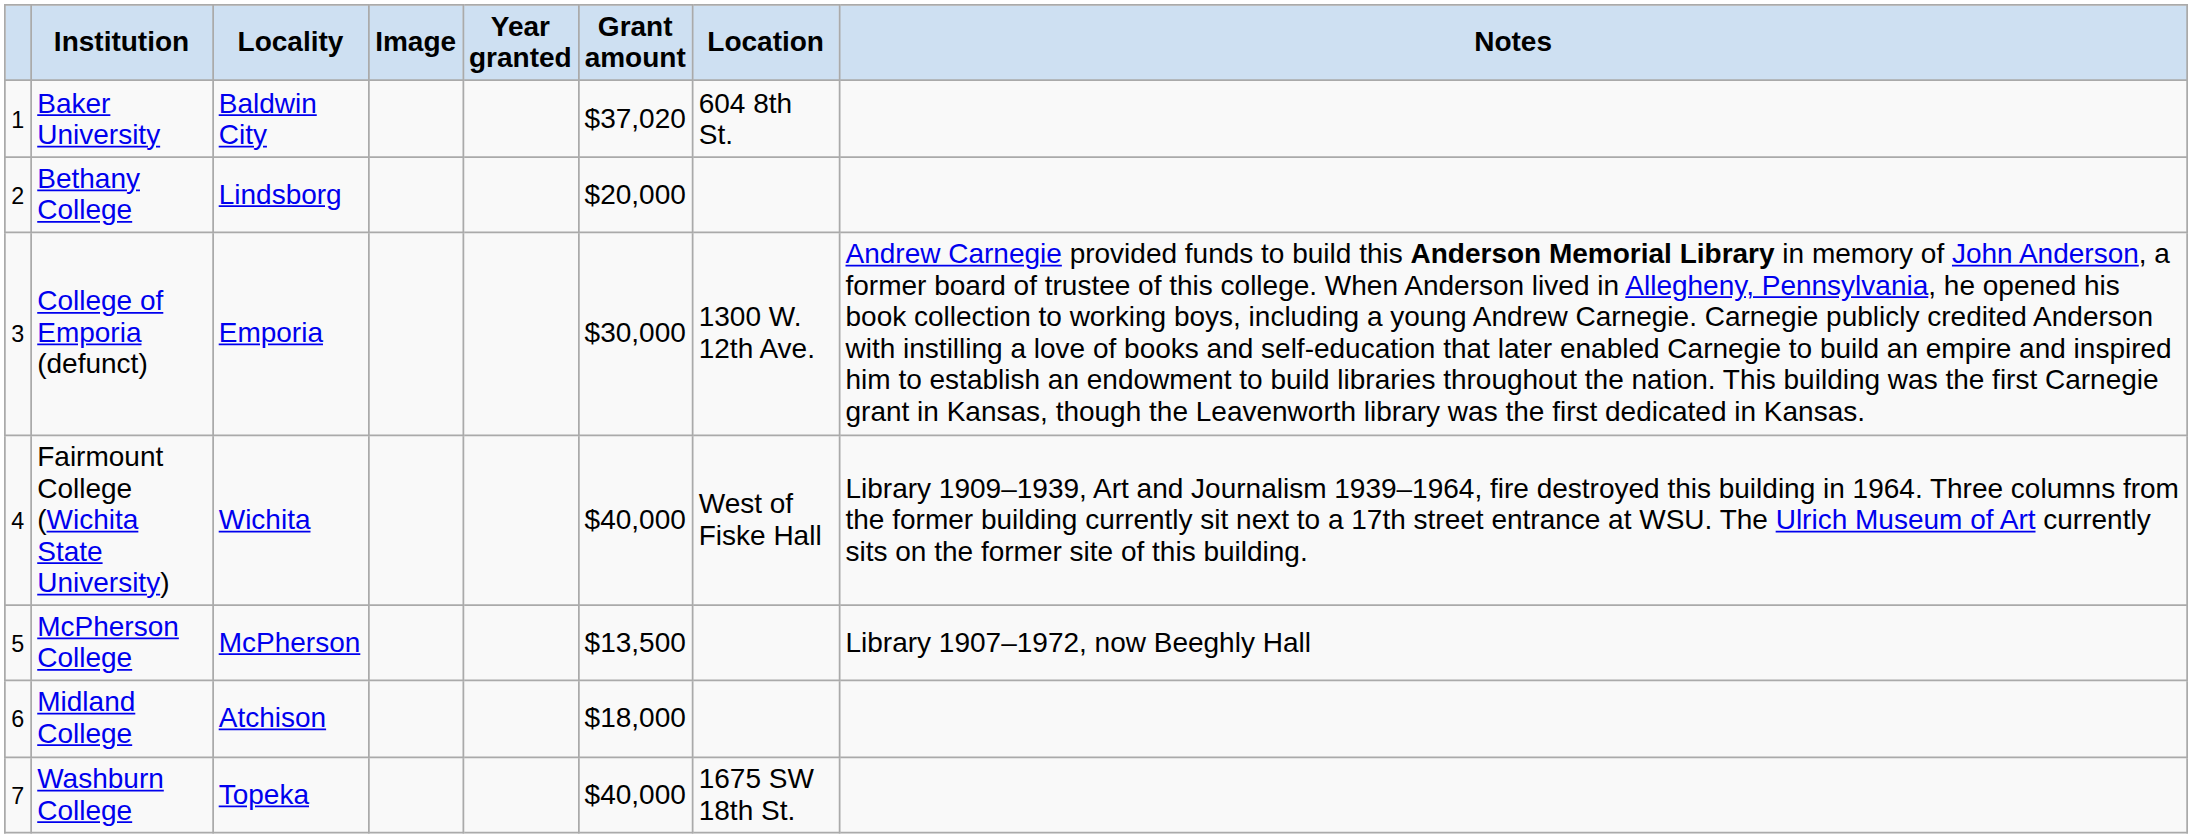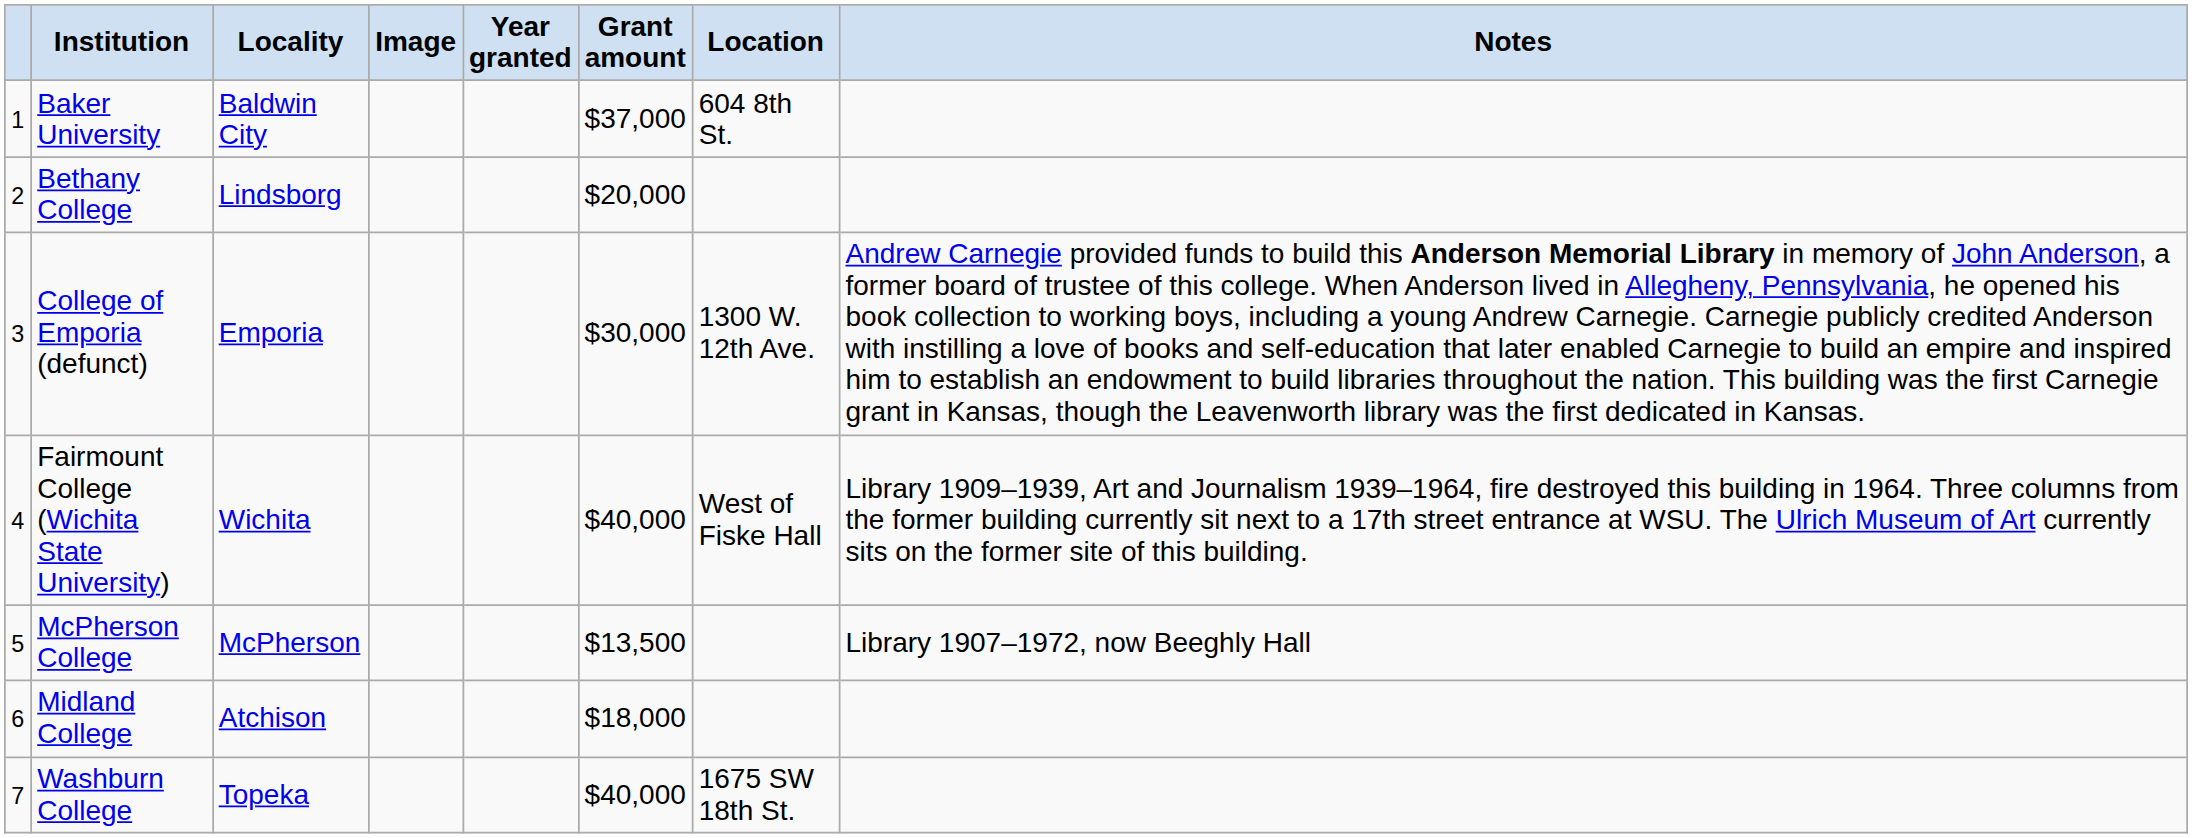(635, 118) $37,020 -> (635, 118) $37,000
